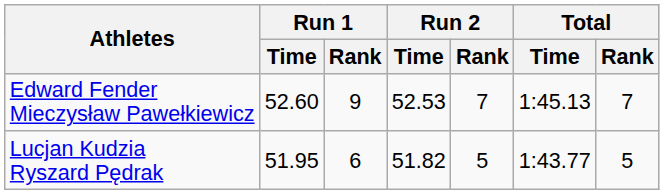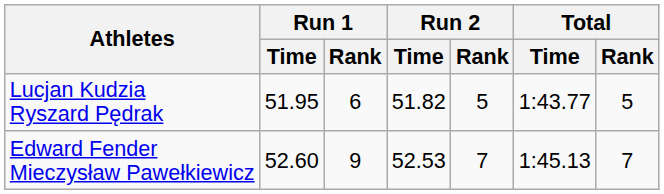rows swapped: (87, 161) <-> (132, 102)
